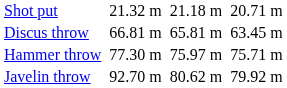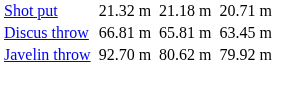- row: (53, 54)
